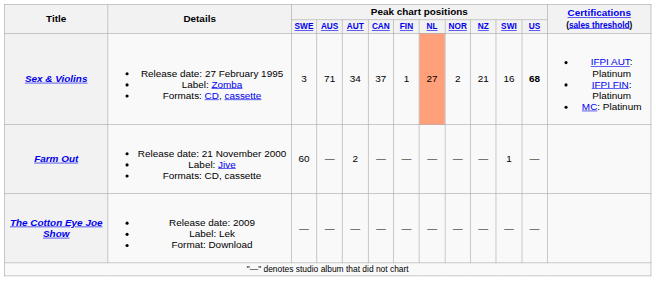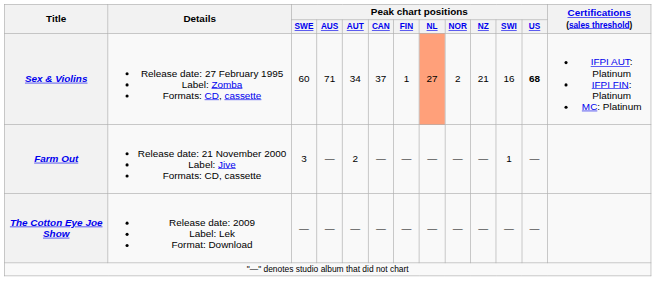(304, 79) 3 -> (304, 79) 60
(304, 159) 60 -> (304, 159) 3
